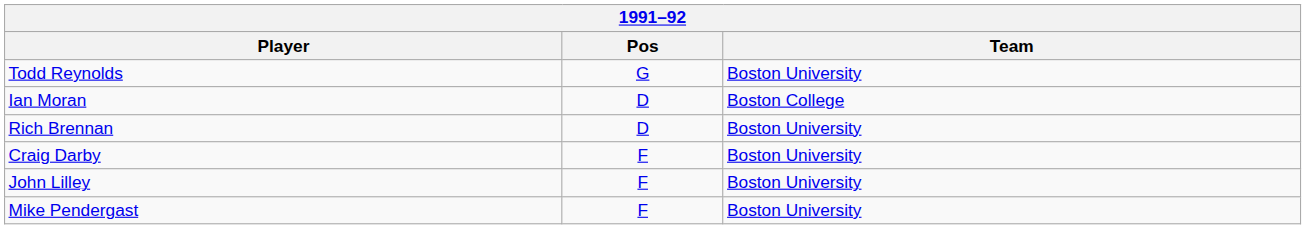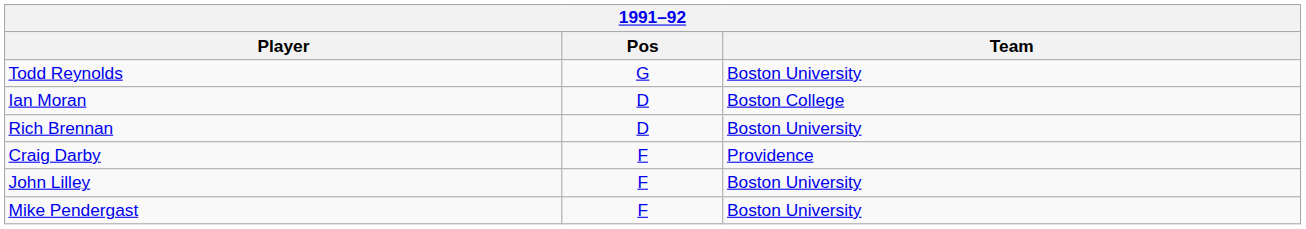(794, 155) Boston University -> (770, 155) Providence
